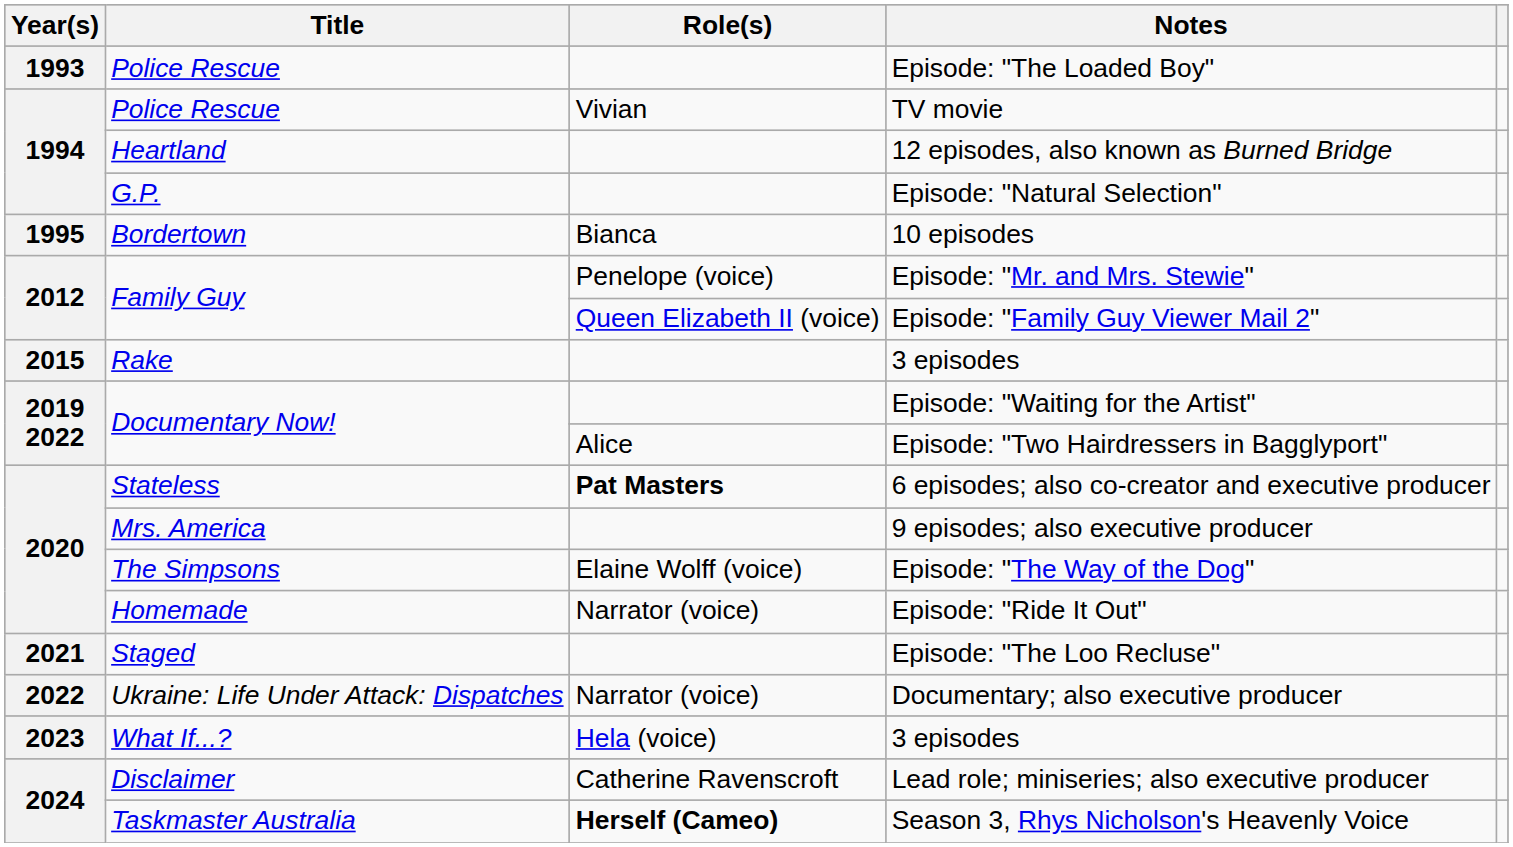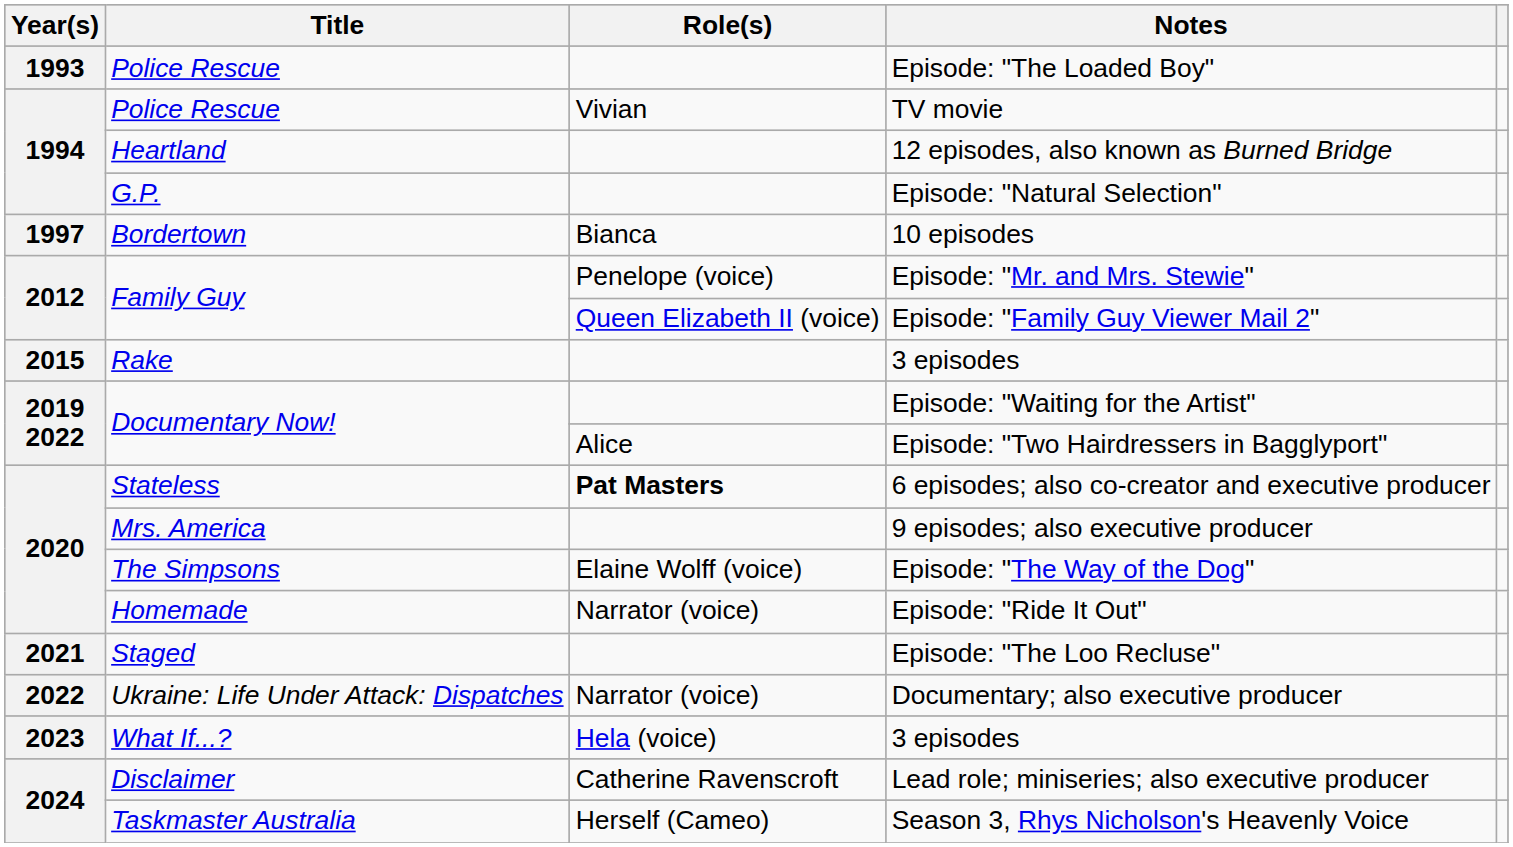(55, 234) 1995 -> (55, 234) 1997
(677, 820) bold -> (673, 820) normal
